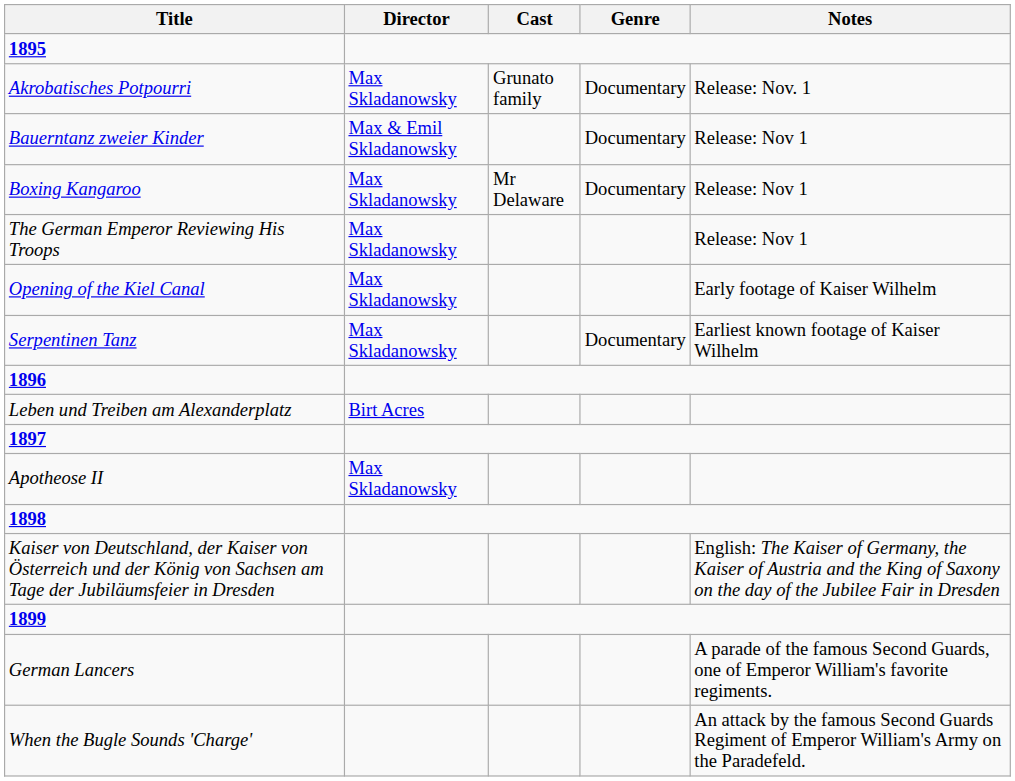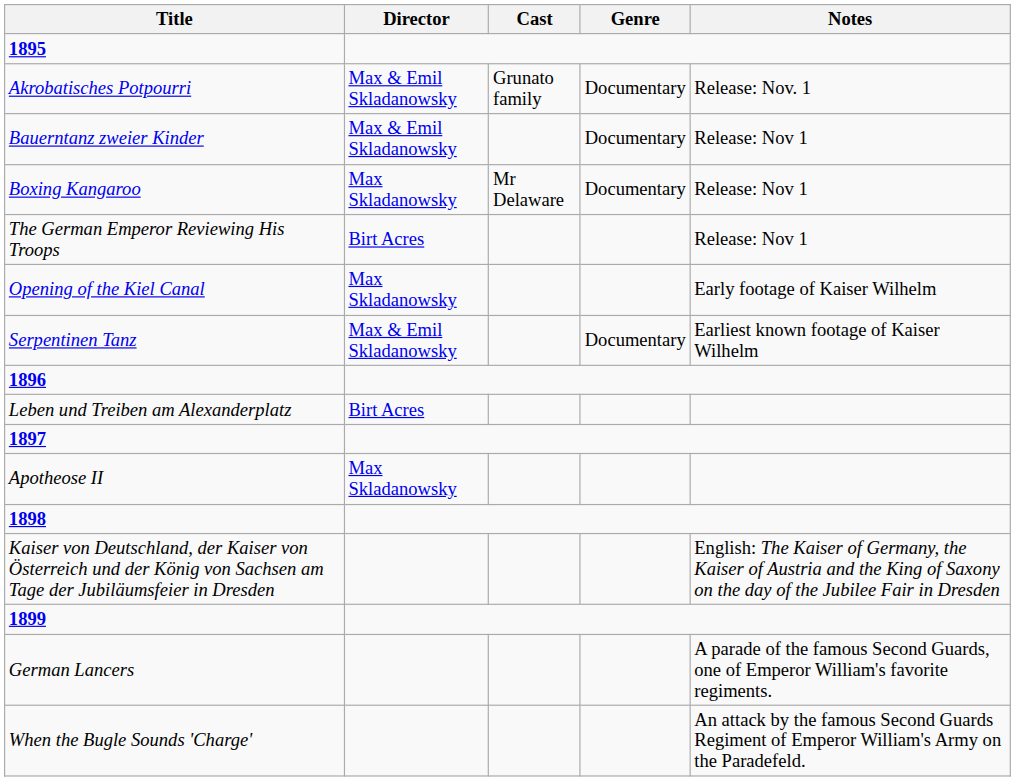(403, 88) Max Skladanowsky -> (403, 88) Max & Emil Skladanowsky
(403, 239) Max Skladanowsky -> (386, 239) Birt Acres
(403, 340) Max Skladanowsky -> (403, 340) Max & Emil Skladanowsky
